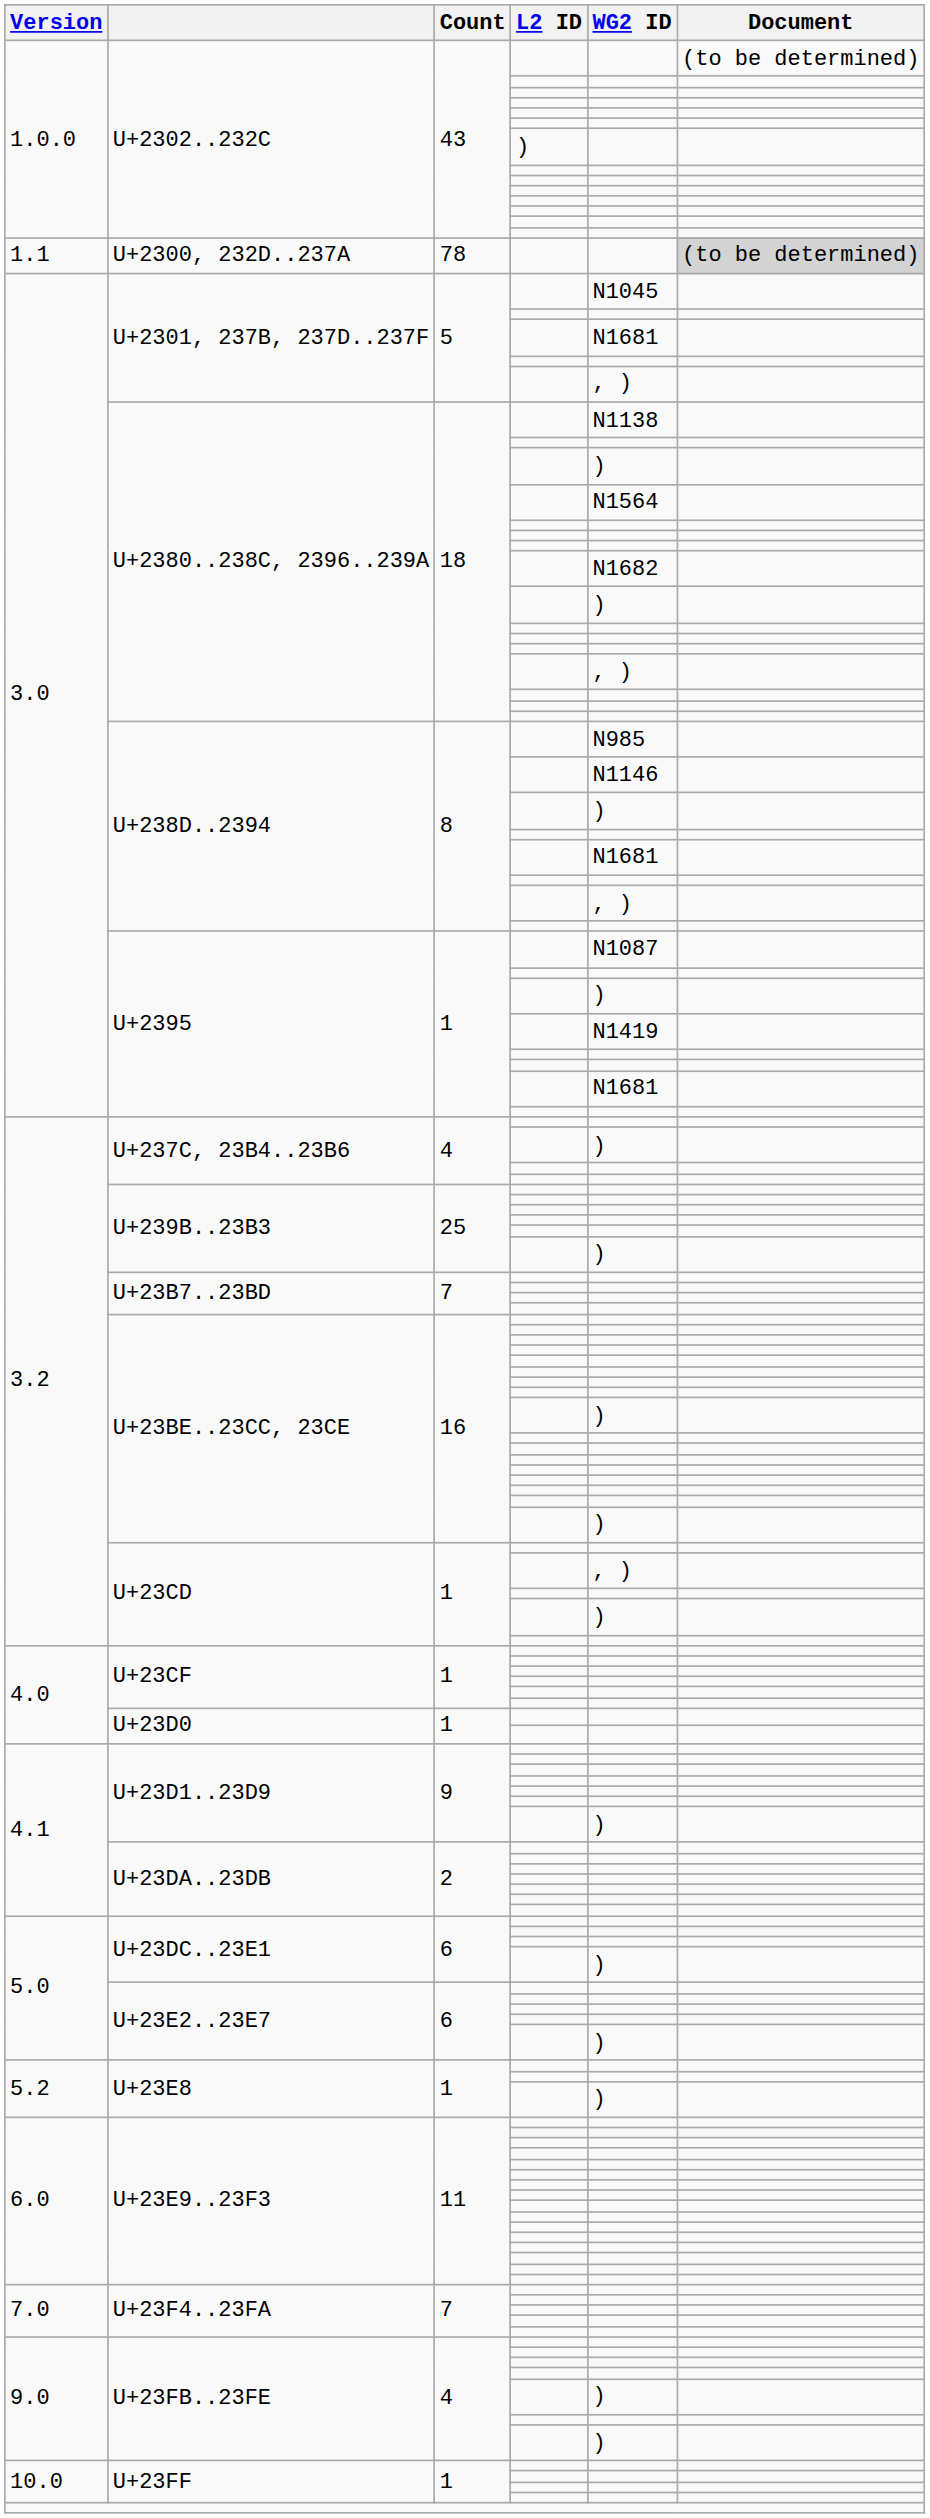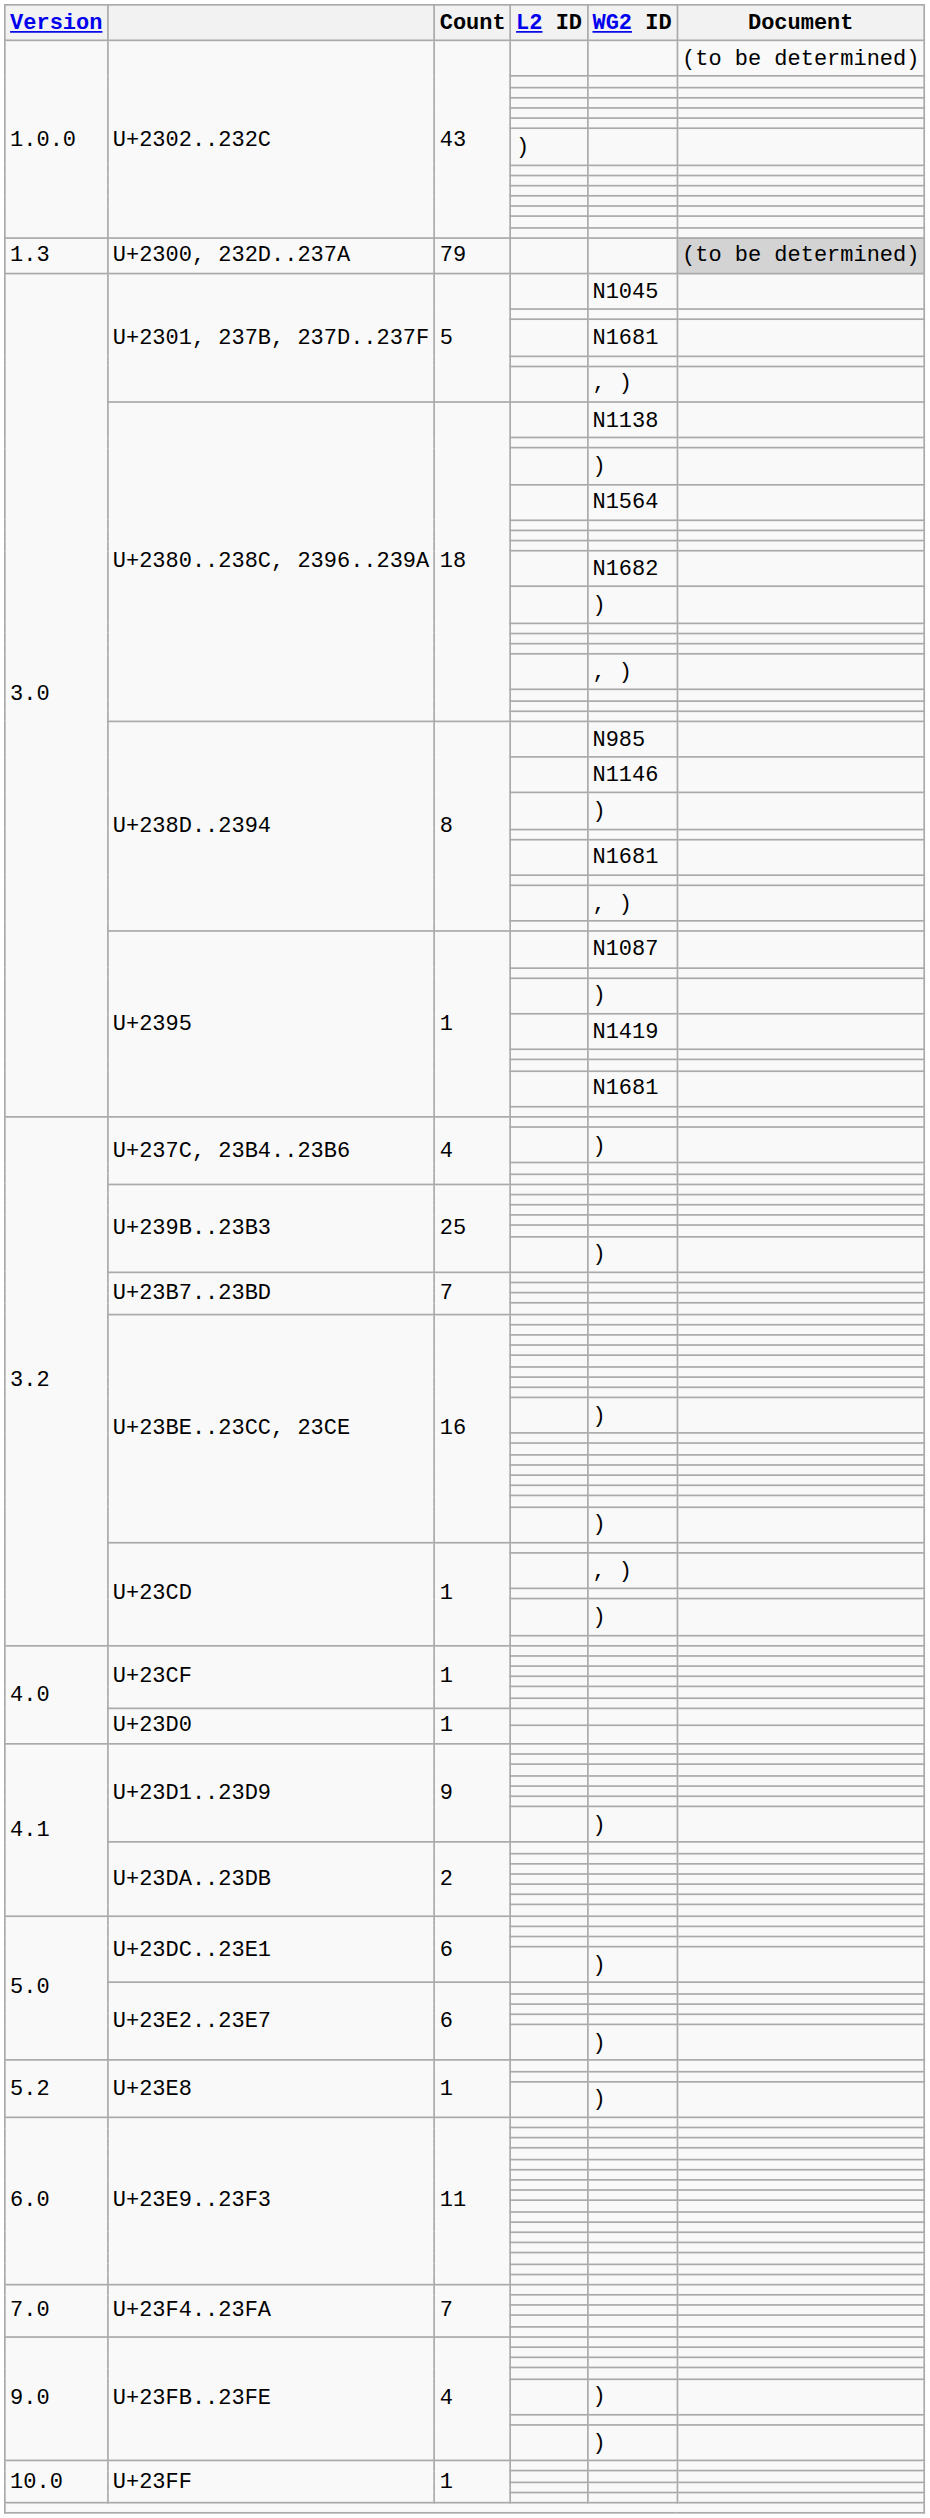(30, 256) 1.1 -> (30, 256) 1.3
(453, 256) 78 -> (453, 256) 79
